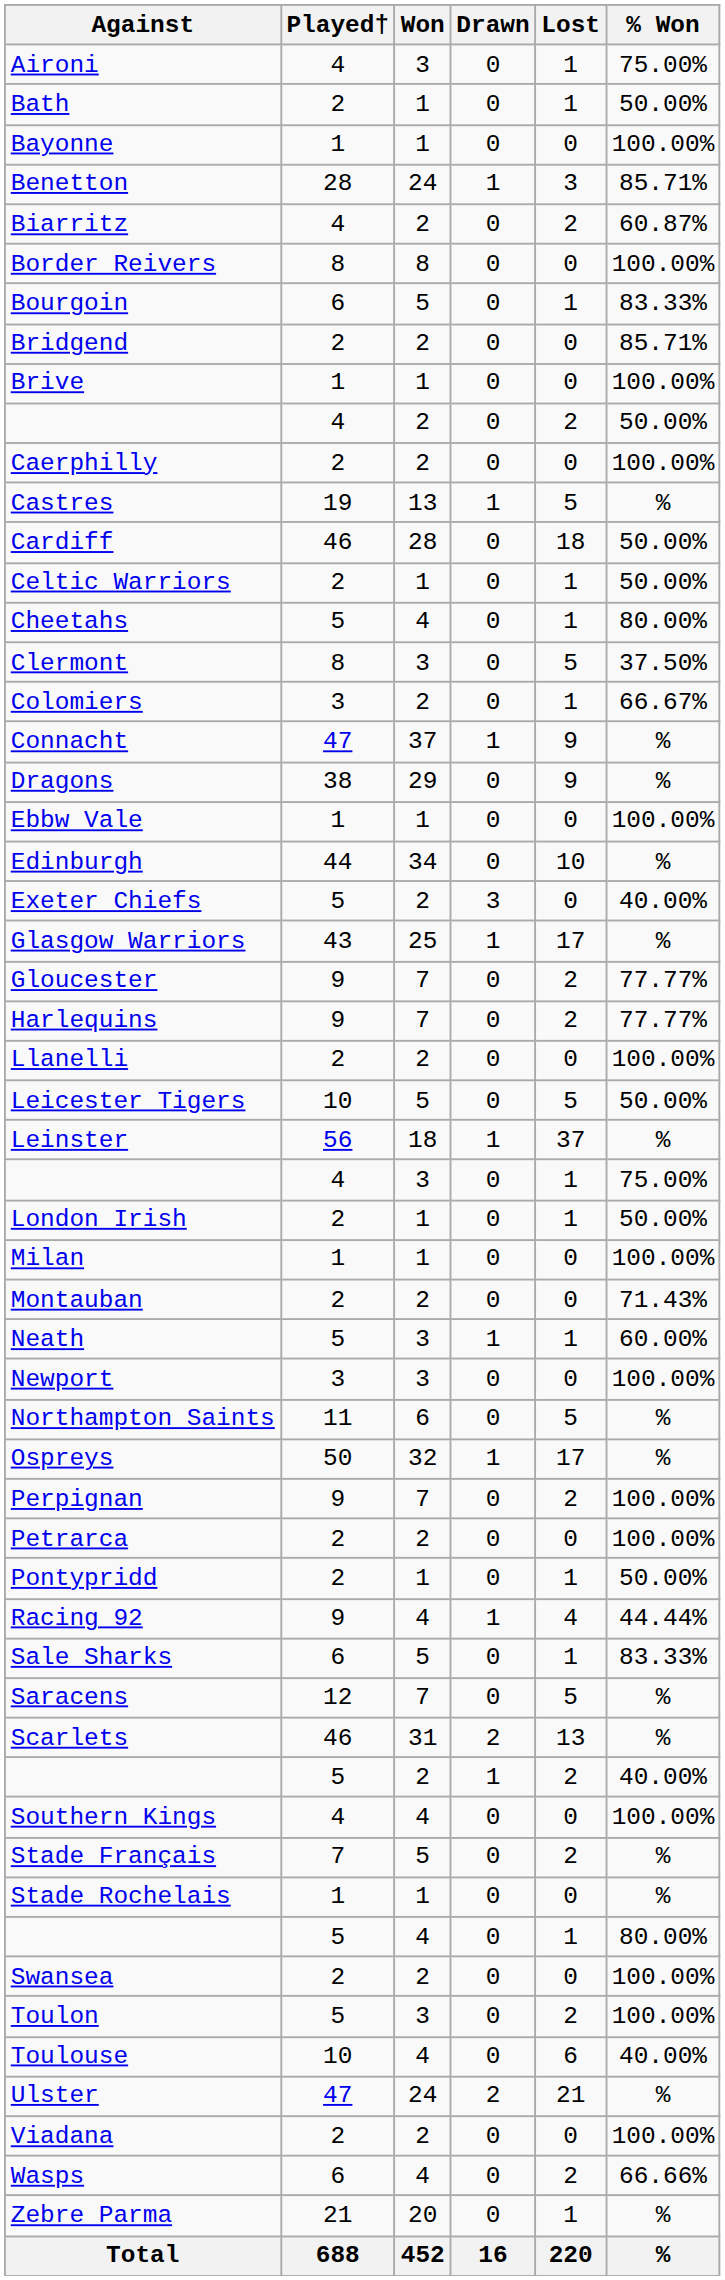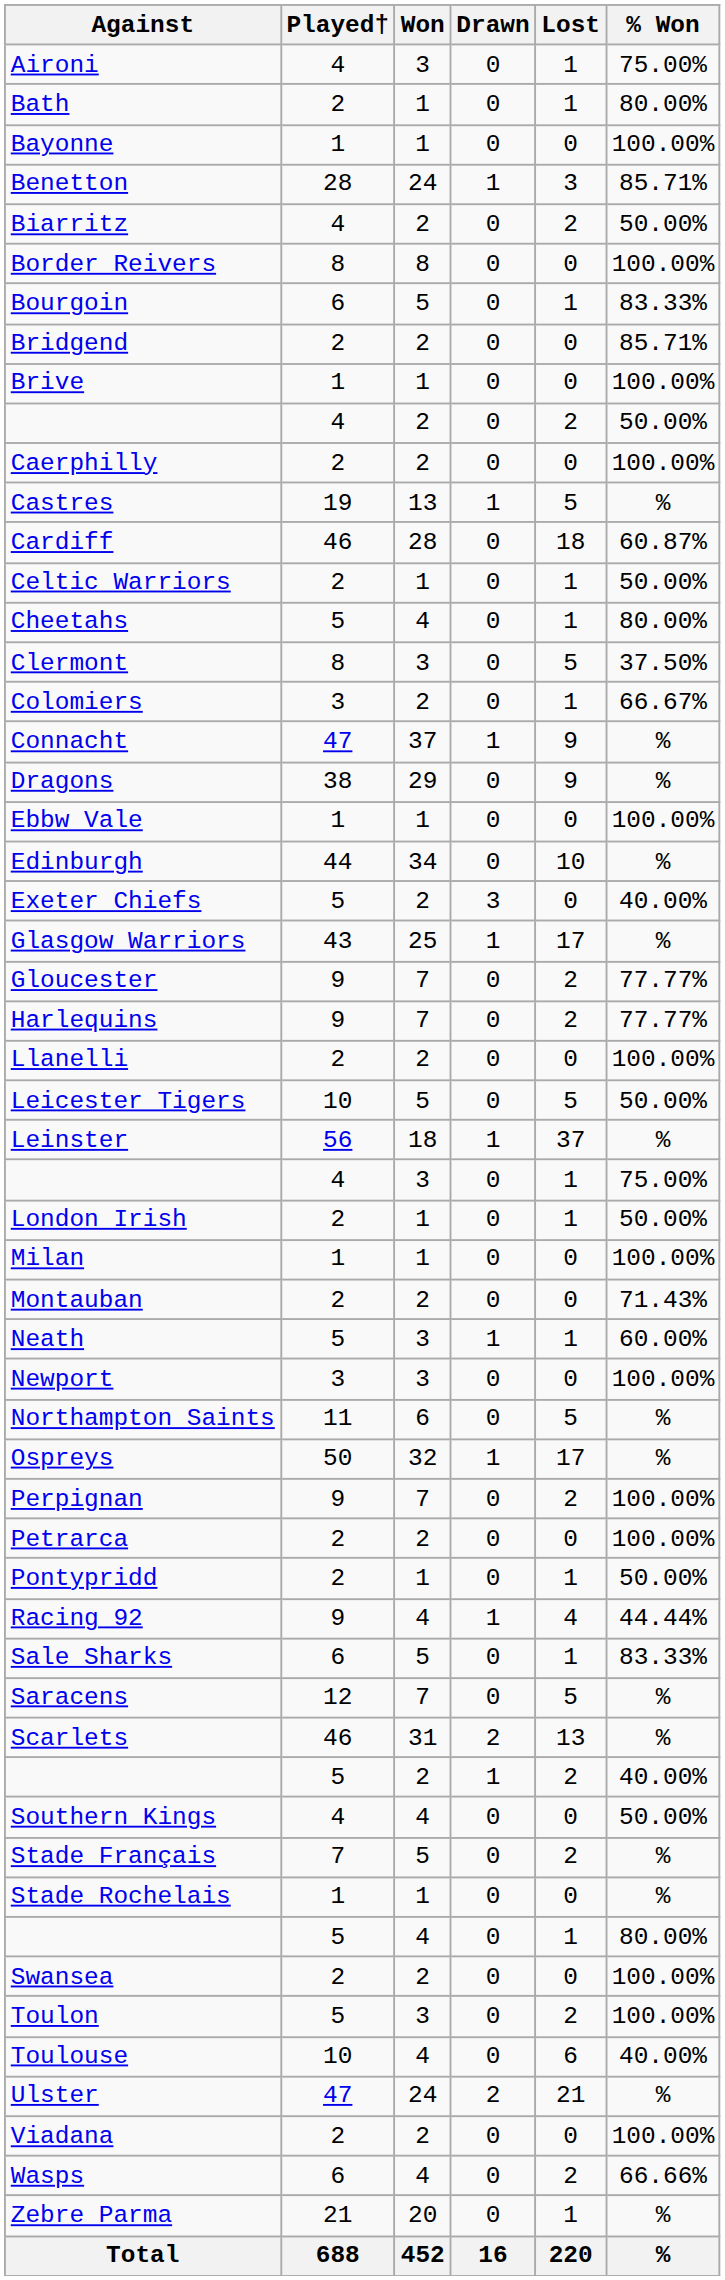(663, 105) 50.00% -> (663, 105) 80.00%
(663, 224) 60.87% -> (663, 224) 50.00%
(663, 543) 50.00% -> (663, 543) 60.87%
(663, 1817) 100.00% -> (663, 1817) 50.00%
